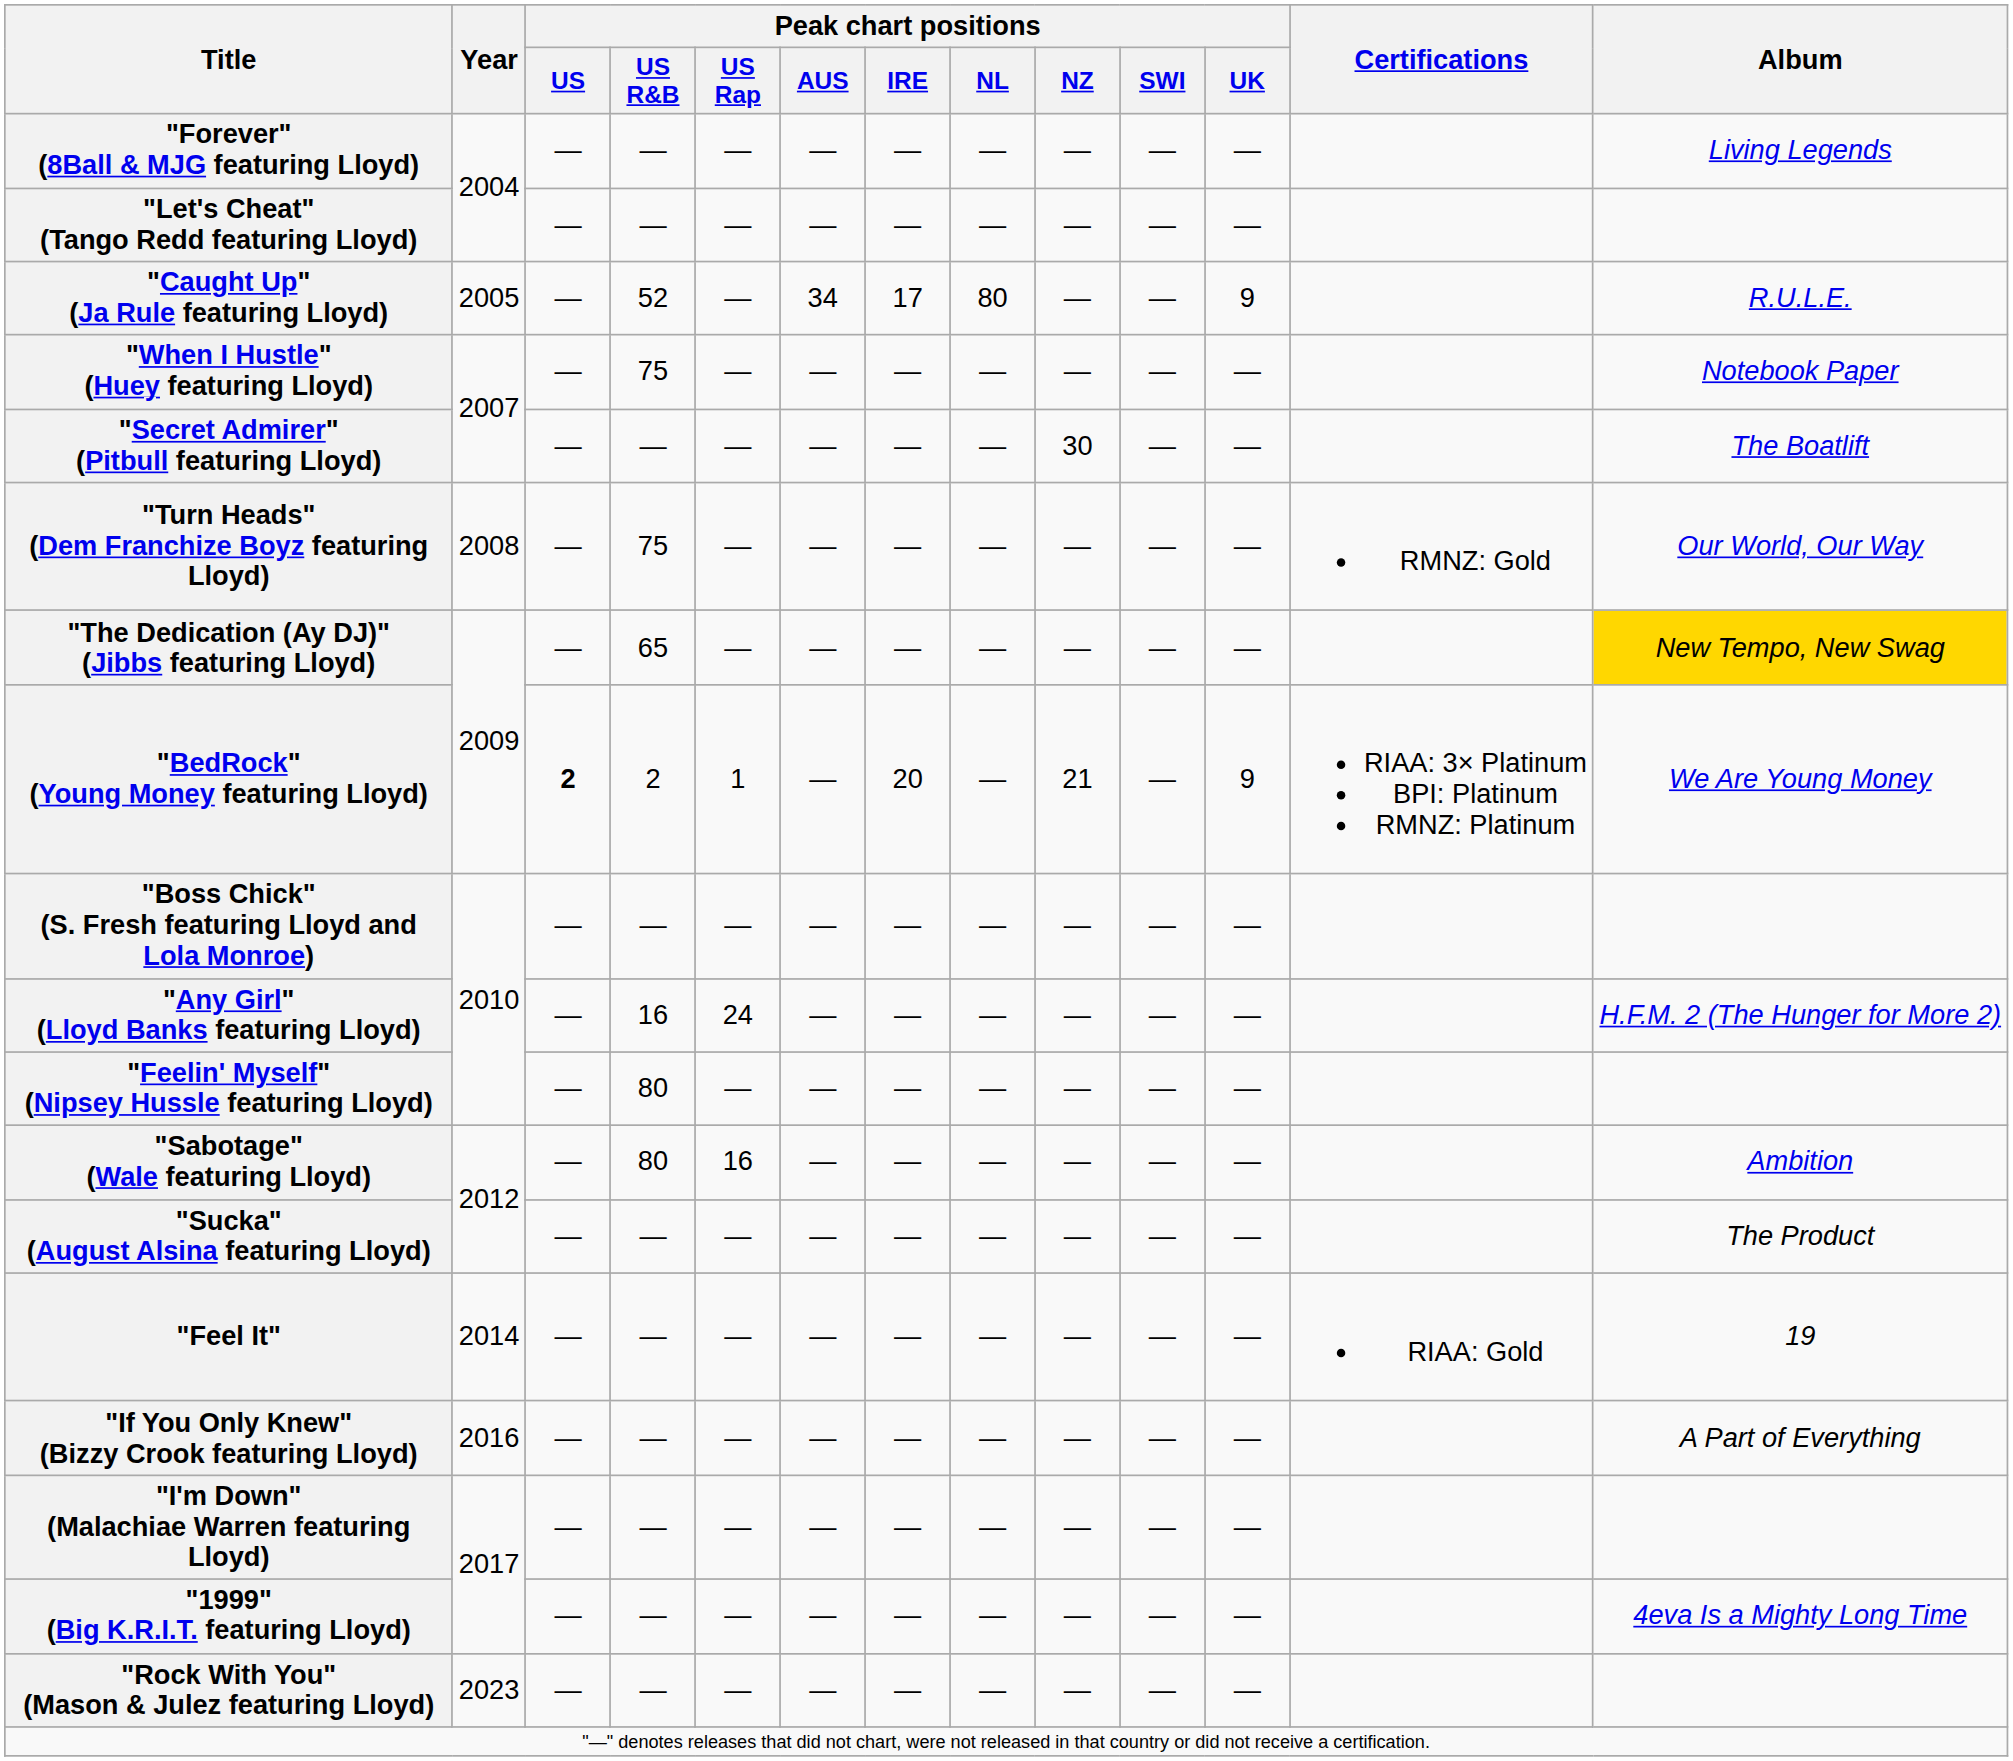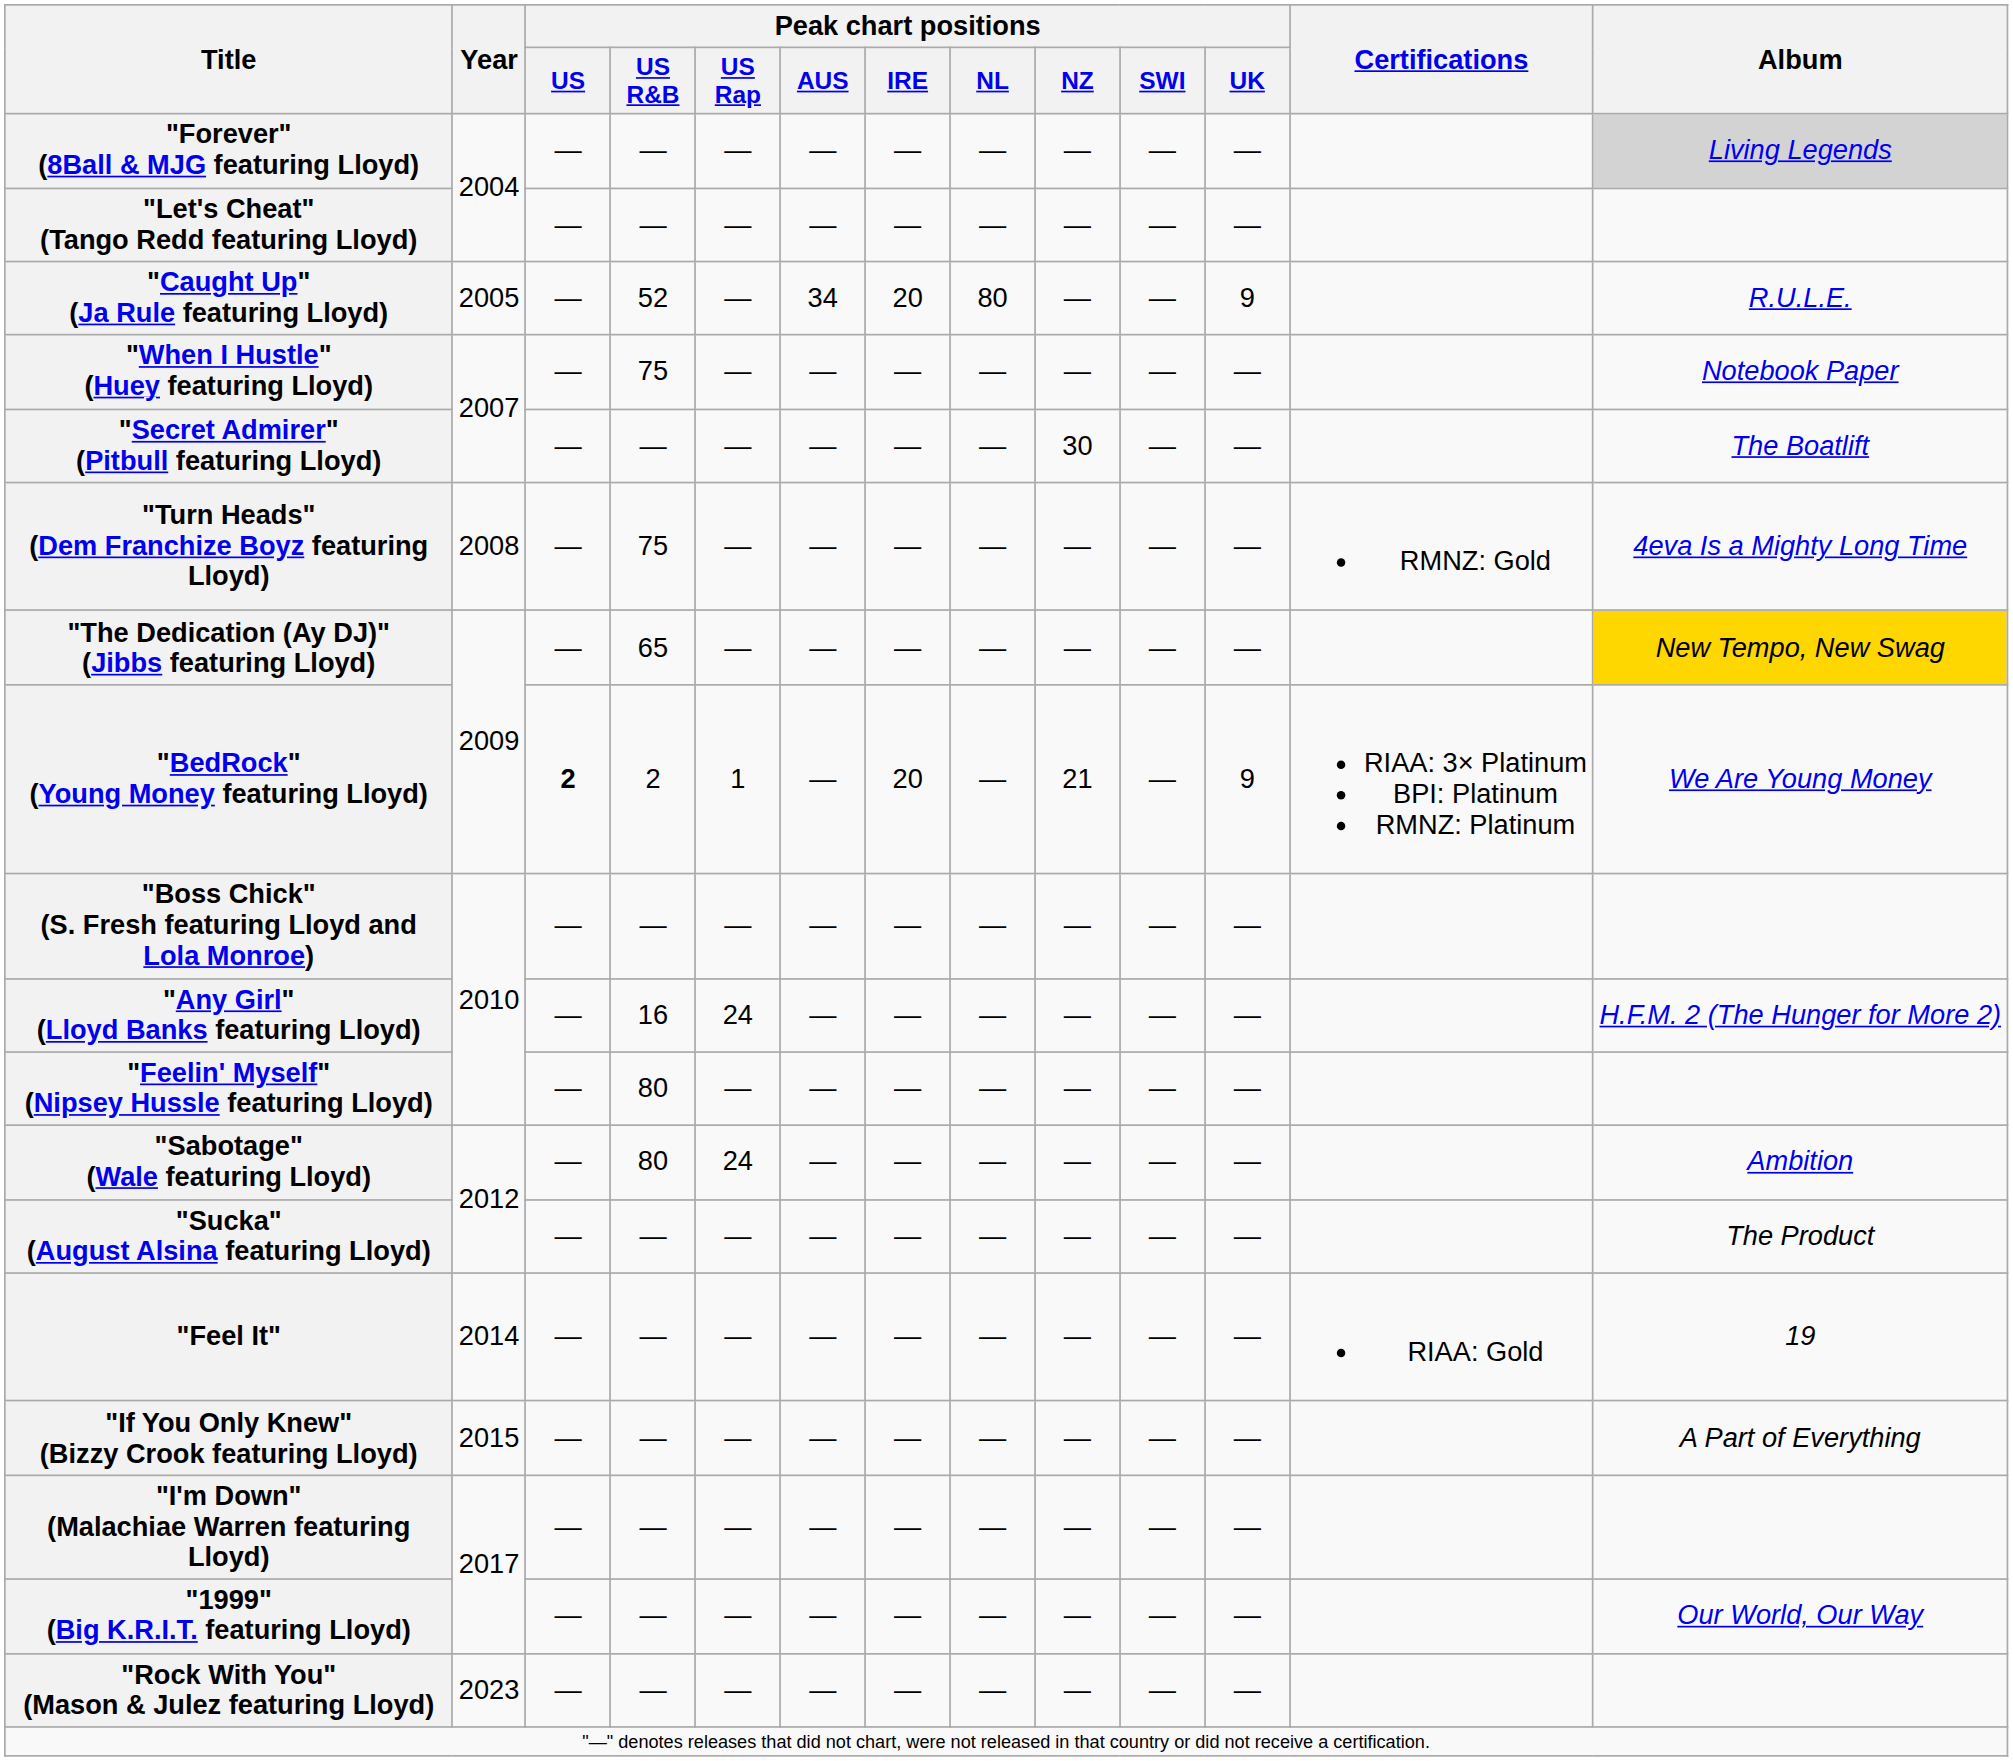(1800, 150) no background -> (1800, 150) lightgrey background
(908, 297) 17 -> (908, 297) 20
(1800, 546) Our World, Our Way -> (1800, 546) 4eva Is a Mighty Long Time
(738, 1162) 16 -> (738, 1162) 24
(489, 1437) 2016 -> (489, 1437) 2015
(1800, 1615) 4eva Is a Mighty Long Time -> (1800, 1615) Our World, Our Way
